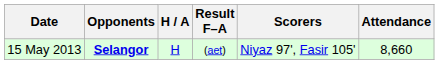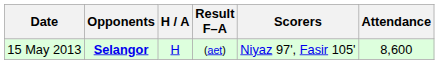(396, 49) 8,660 -> (396, 49) 8,600
